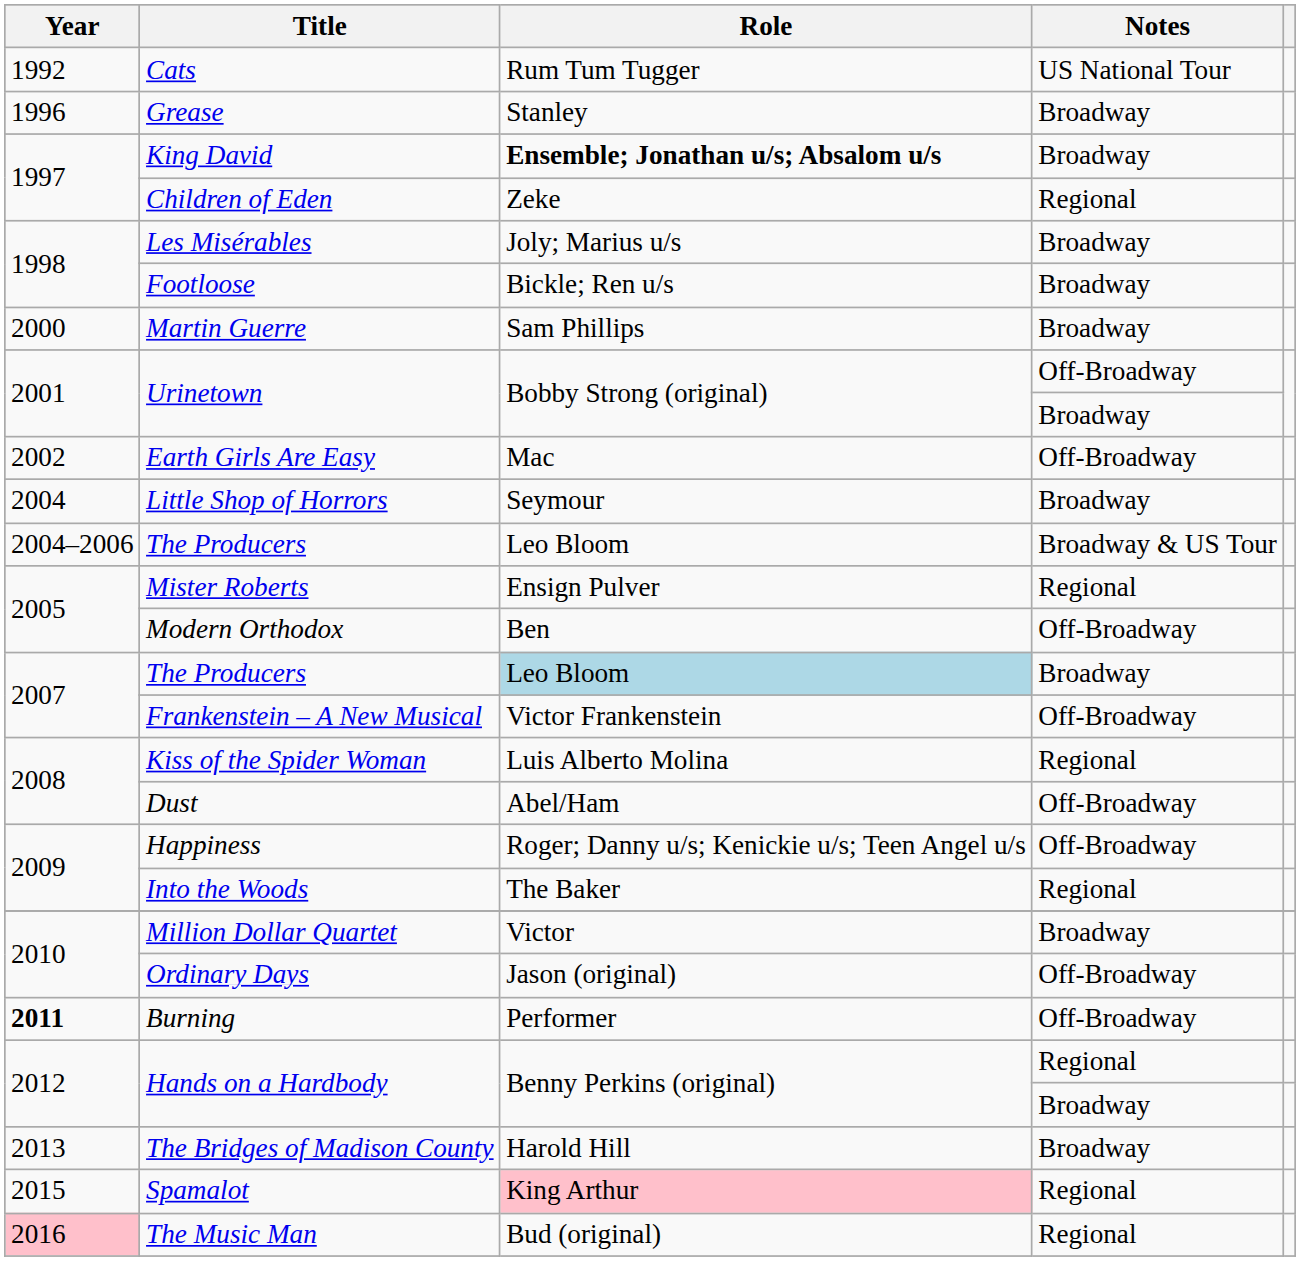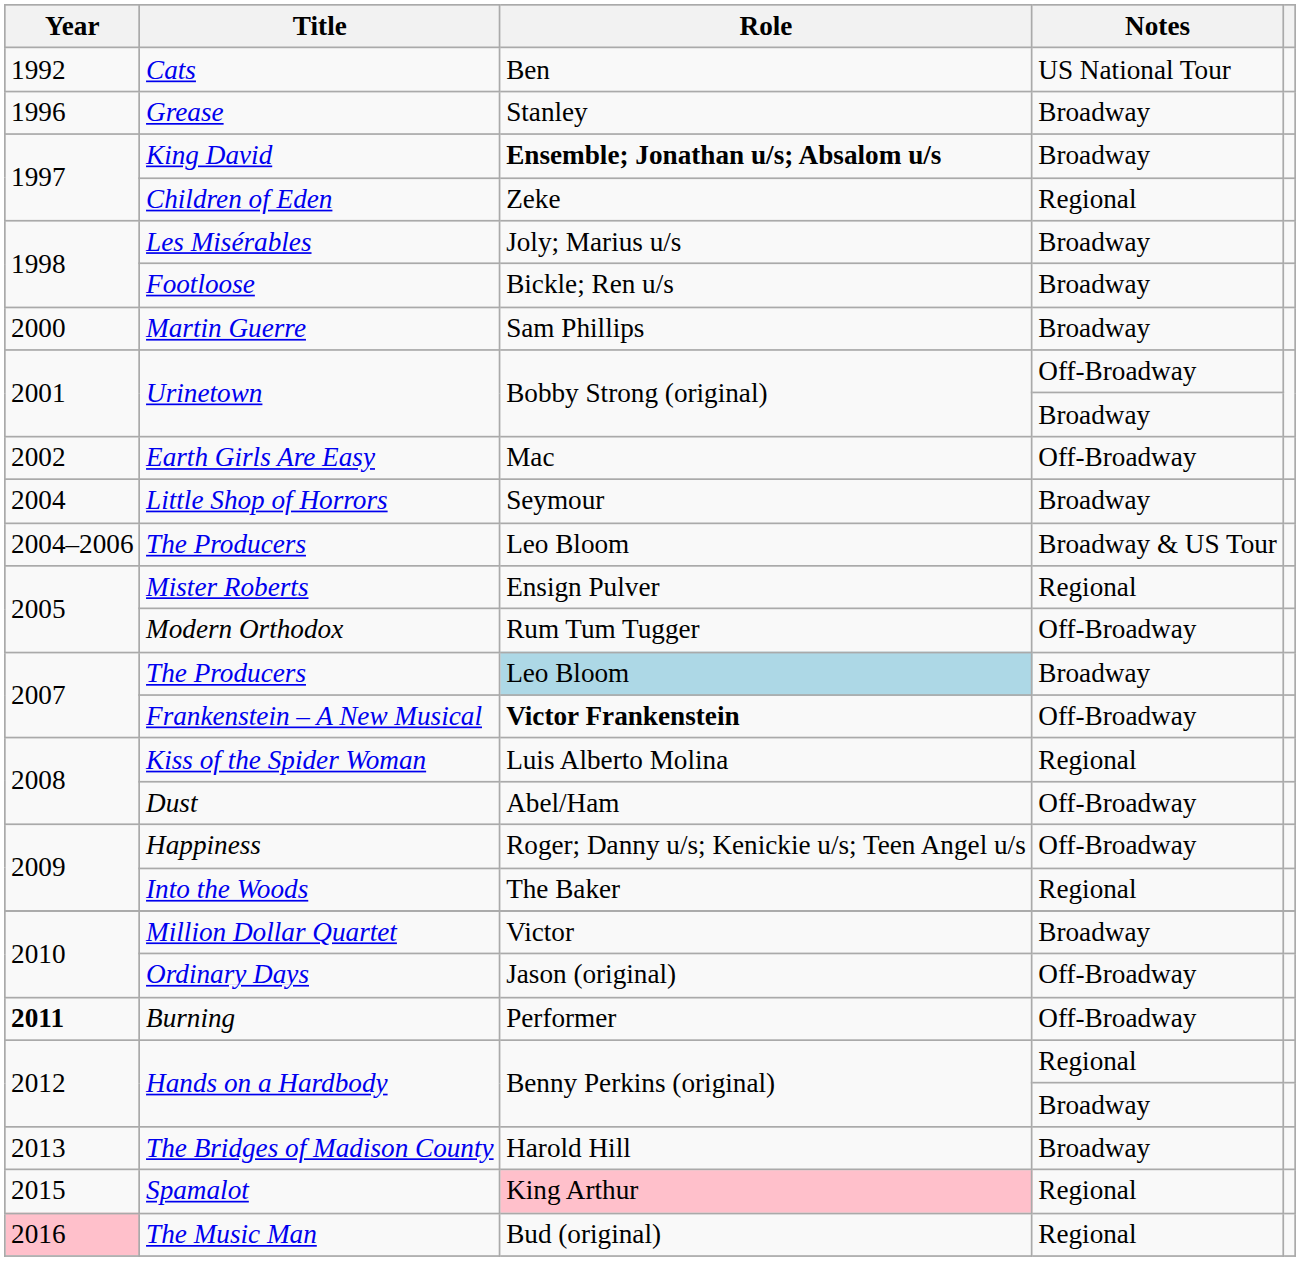(603, 69) Rum Tum Tugger -> (528, 69) Ben
(528, 629) Ben -> (603, 629) Rum Tum Tugger
(614, 716) normal -> (623, 716) bold
